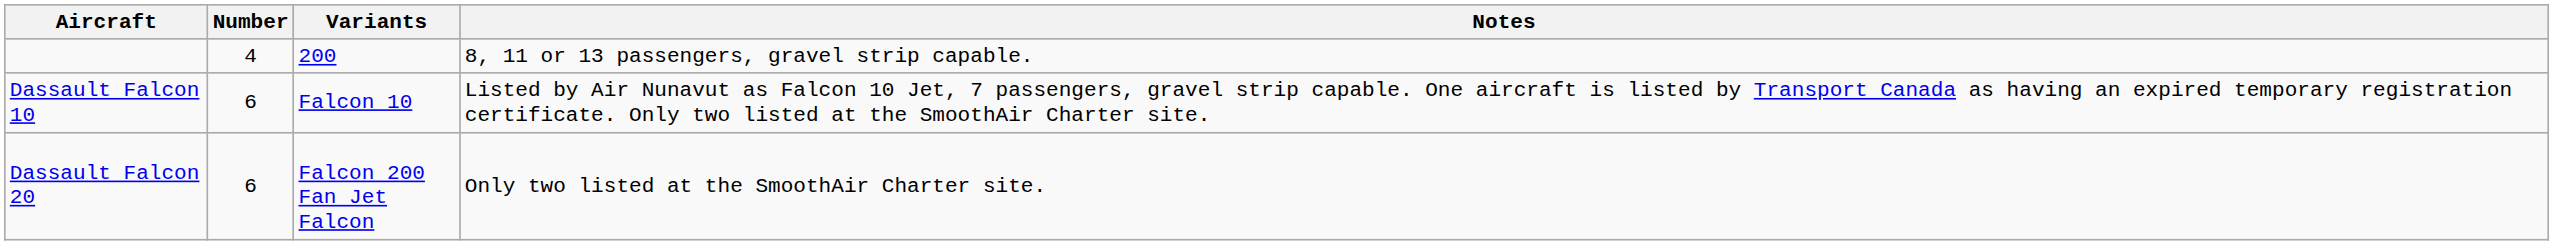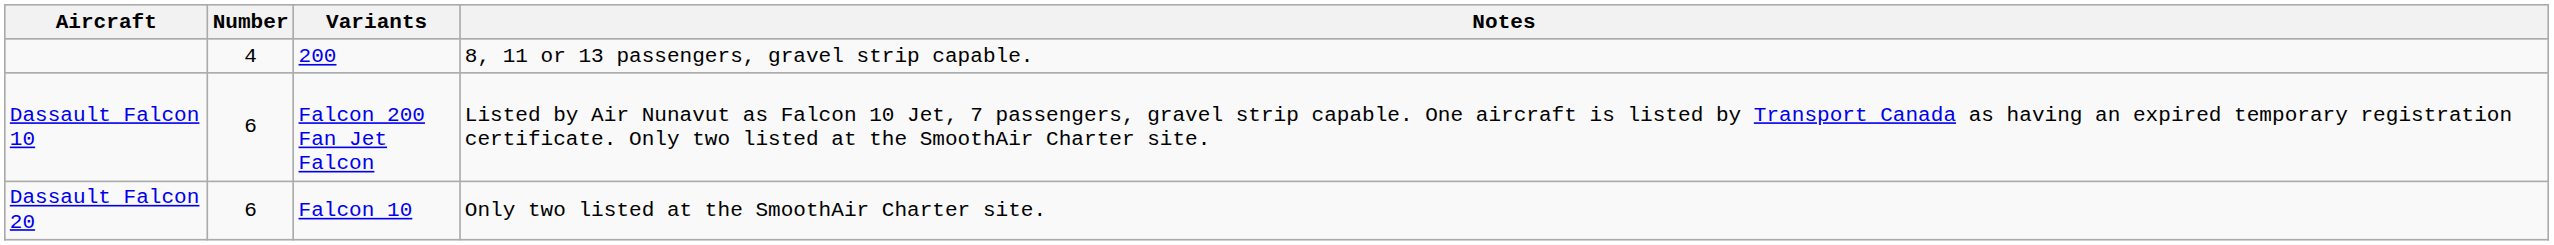(355, 103) Falcon 10 -> (362, 139) Falcon 200 Fan Jet Falcon
(362, 198) Falcon 200 Fan Jet Falcon -> (355, 210) Falcon 10
